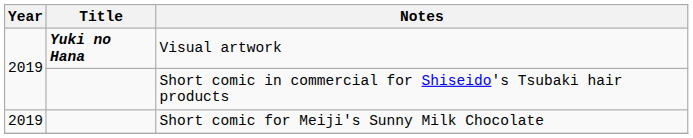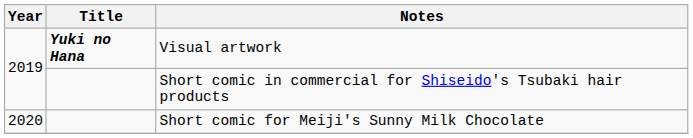(26, 121) 2019 -> (26, 121) 2020
